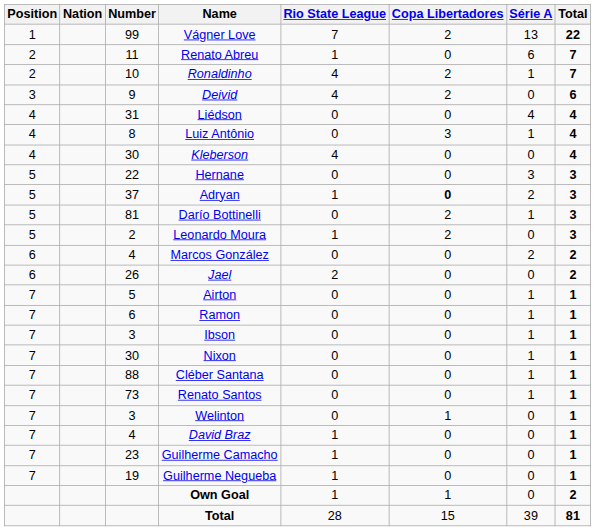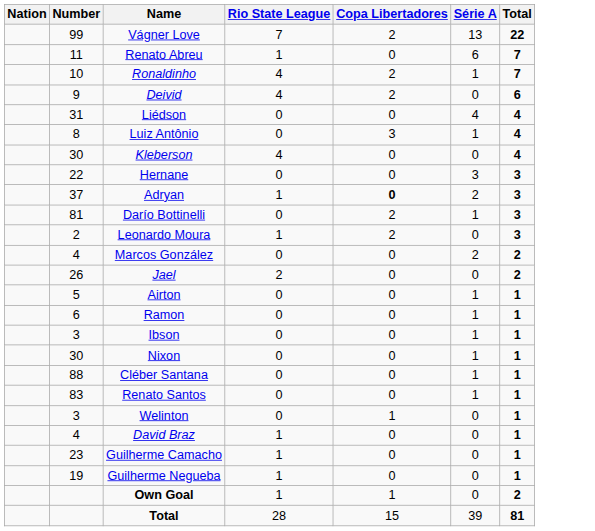- column: (32, 14)
(132, 395) 73 -> (76, 395) 83
